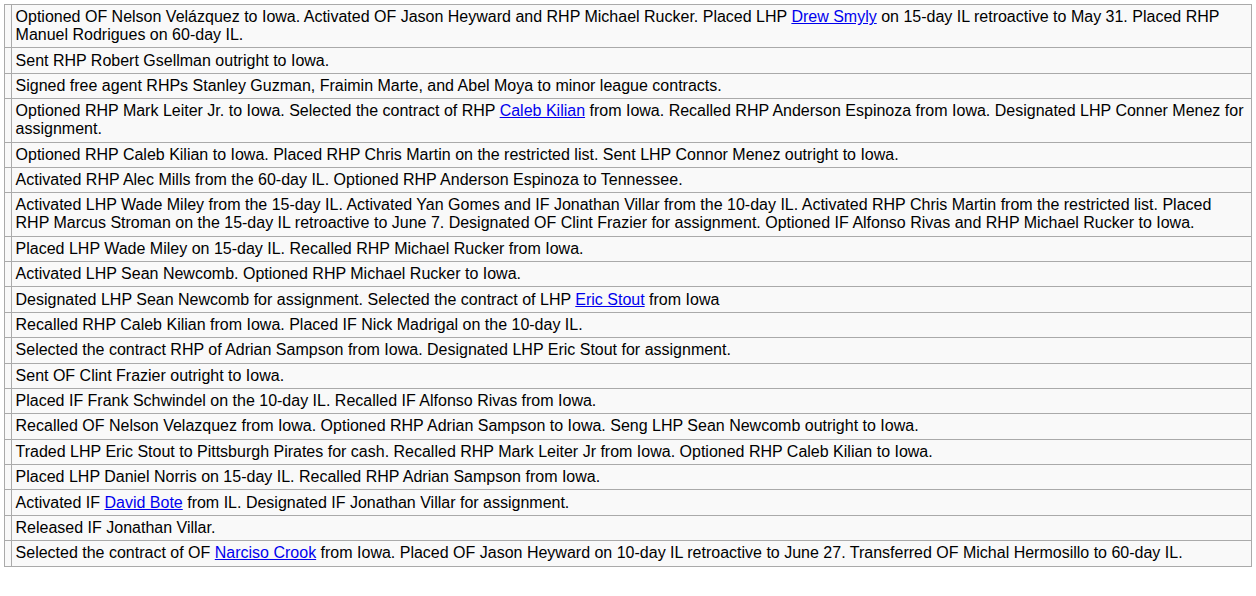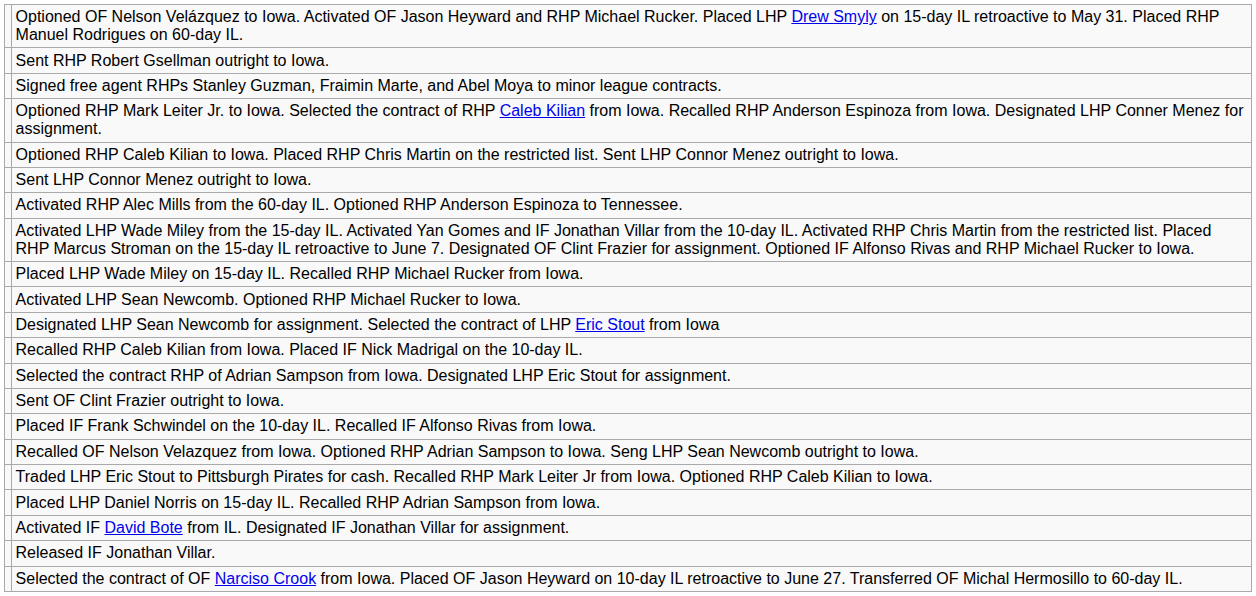+ row: (164, 180)
